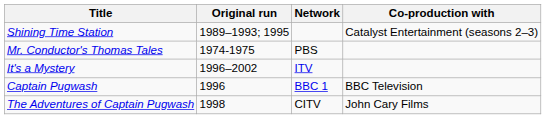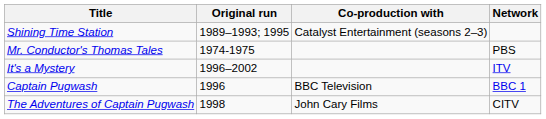columns swapped: (317, 13) <-> (442, 13)
